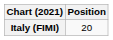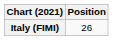(87, 27) 20 -> (87, 27) 26
